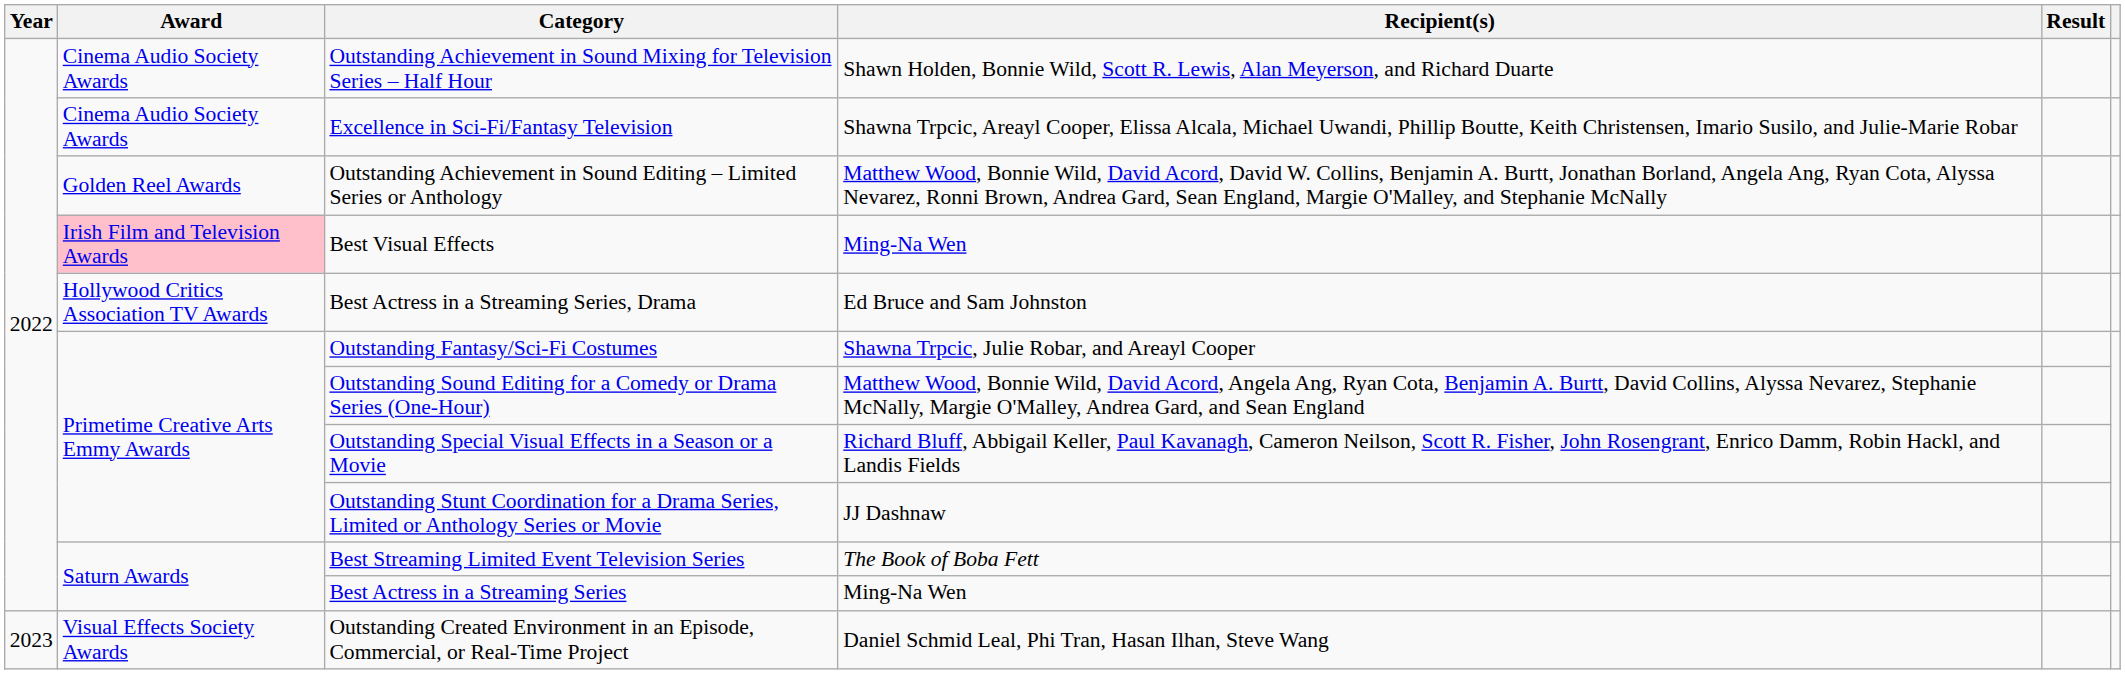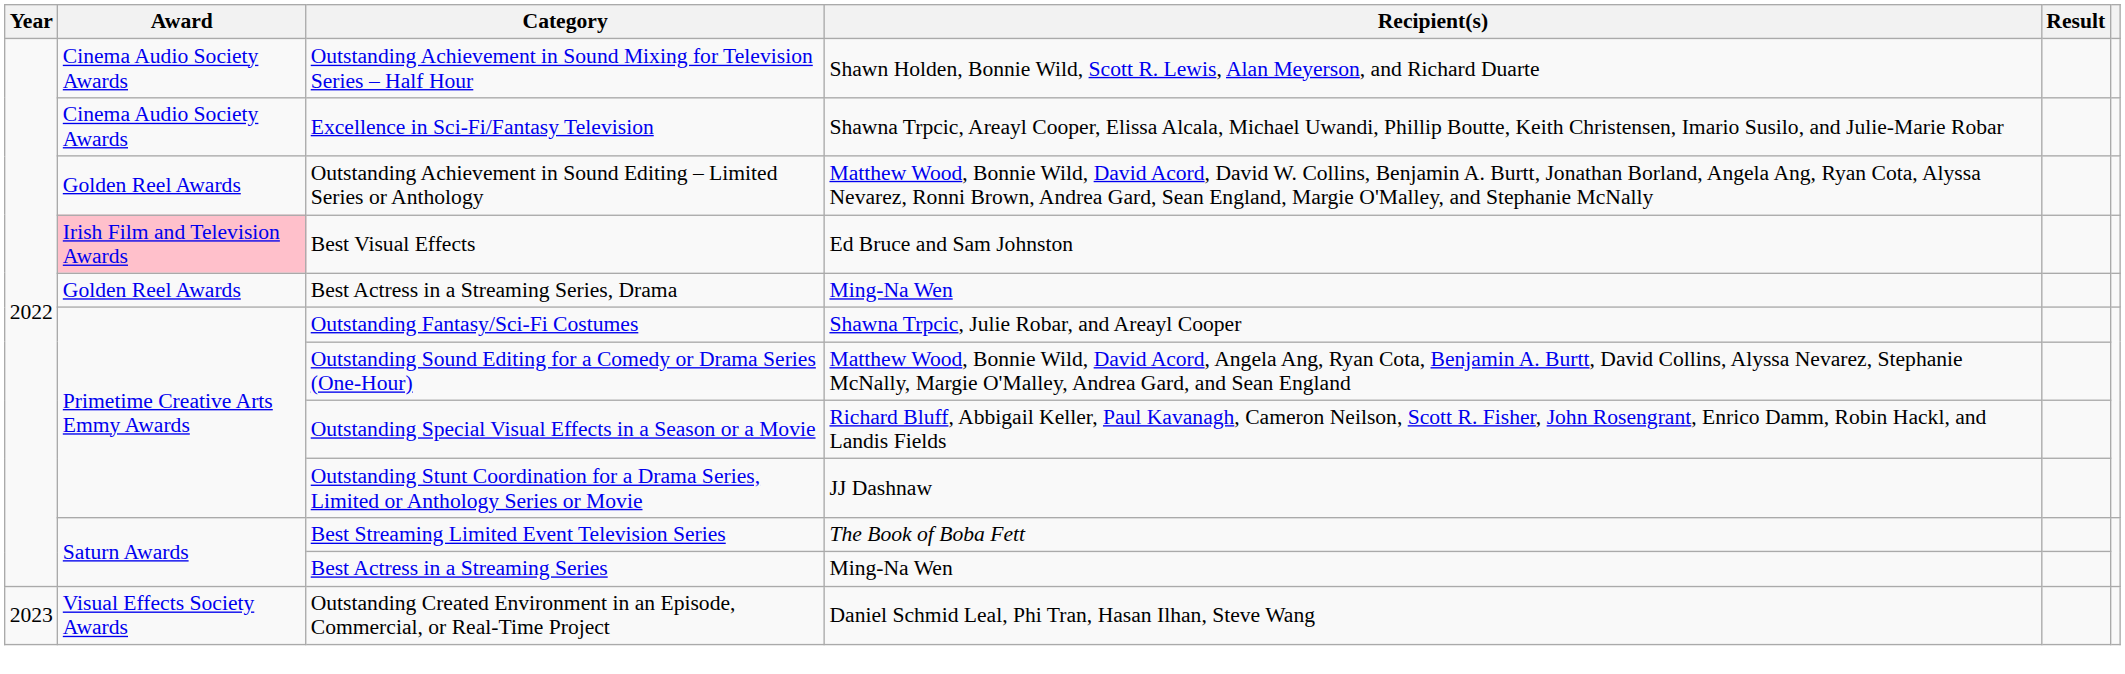(905, 243) Ming-Na Wen -> (951, 243) Ed Bruce and Sam Johnston
(165, 302) Hollywood Critics Association TV Awards -> (152, 290) Golden Reel Awards
(965, 302) Ed Bruce and Sam Johnston -> (891, 290) Ming-Na Wen
